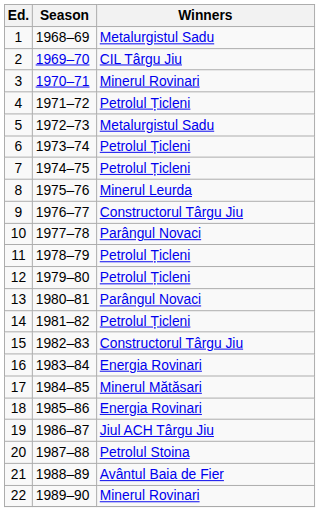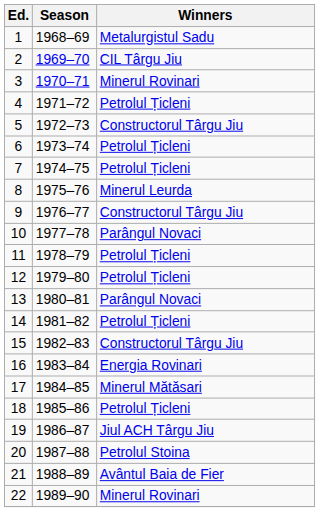(157, 125) Metalurgistul Sadu -> (171, 125) Constructorul Târgu Jiu
(151, 409) Energia Rovinari -> (145, 409) Petrolul Țicleni
